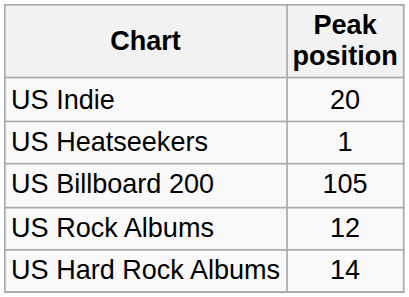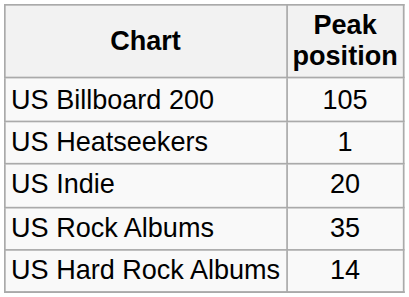rows swapped: (113, 185) <-> (63, 99)
(345, 227) 12 -> (345, 227) 35
